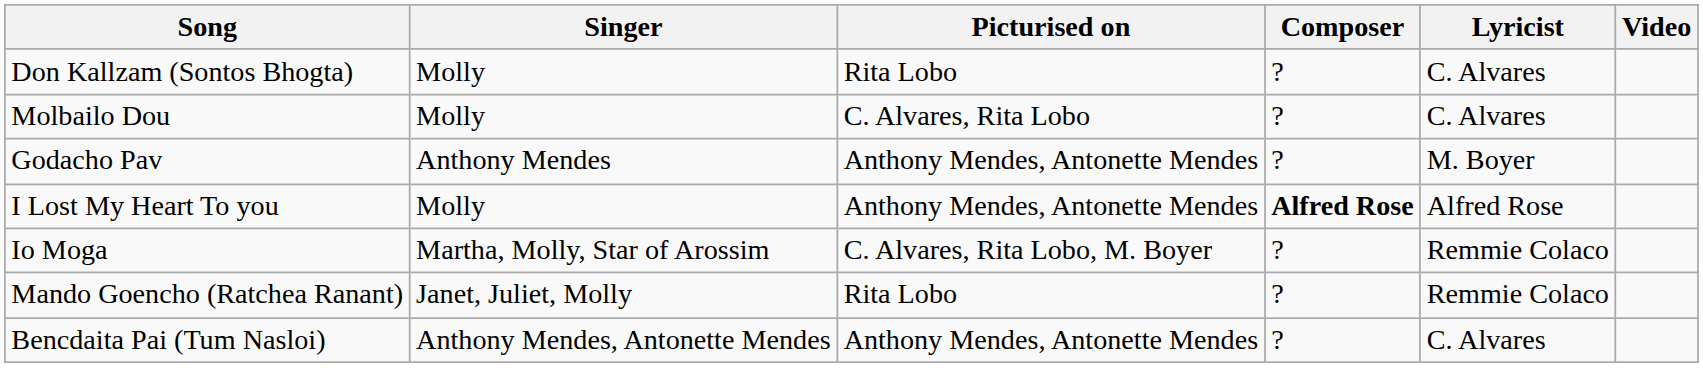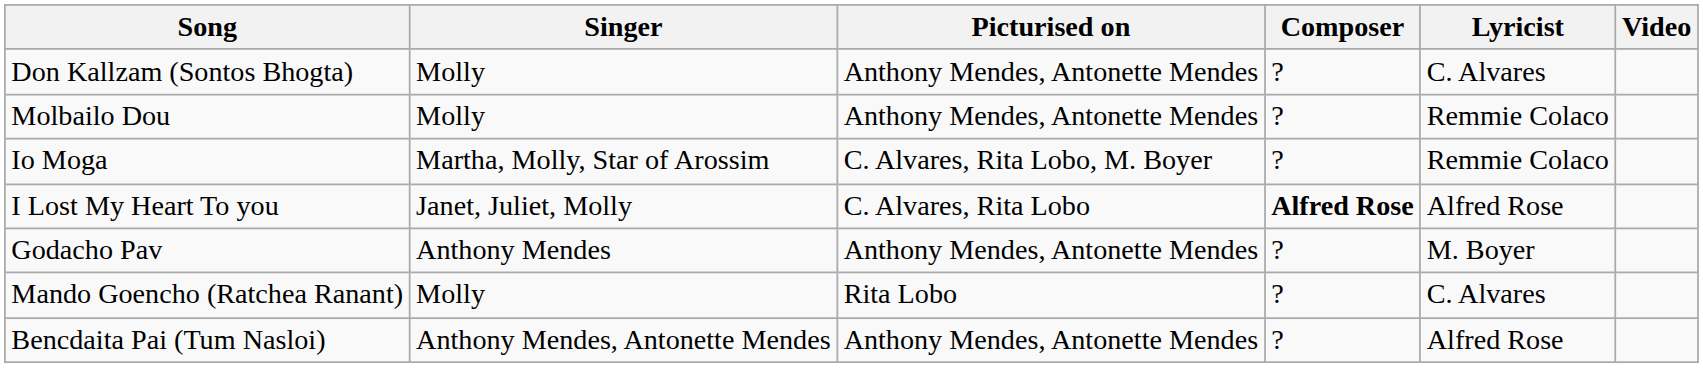(900, 71) Rita Lobo -> (1051, 71) Anthony Mendes, Antonette Mendes
(967, 116) C. Alvares, Rita Lobo -> (1051, 116) Anthony Mendes, Antonette Mendes
(1486, 116) C. Alvares -> (1518, 116) Remmie Colaco
rows swapped: (87, 160) <-> (59, 250)
(451, 205) Molly -> (524, 205) Janet, Juliet, Molly
(1051, 205) Anthony Mendes, Antonette Mendes -> (967, 205) C. Alvares, Rita Lobo
(524, 294) Janet, Juliet, Molly -> (451, 294) Molly
(1518, 294) Remmie Colaco -> (1486, 294) C. Alvares
(1486, 339) C. Alvares -> (1495, 339) Alfred Rose
